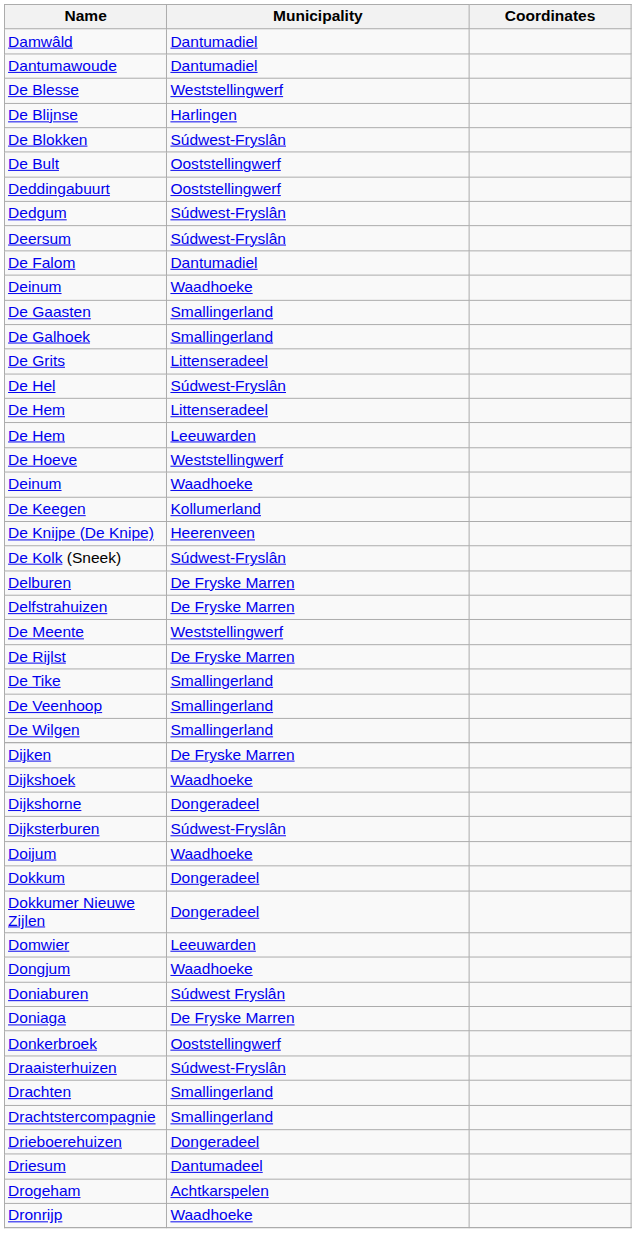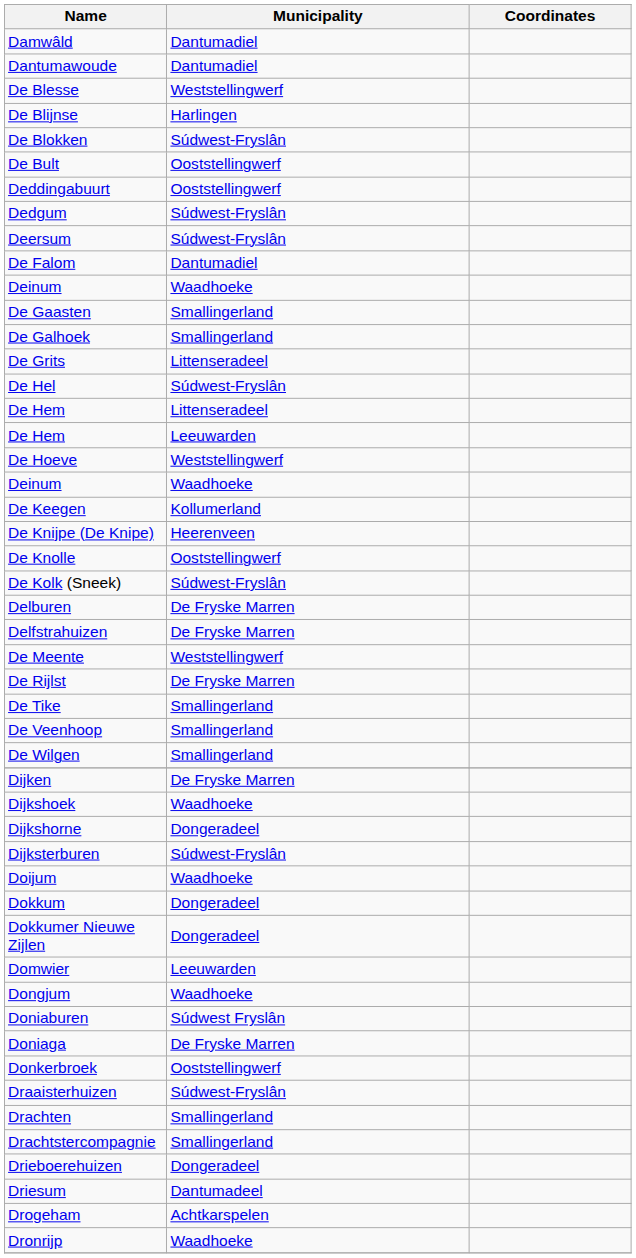+ row: (42, 558)
